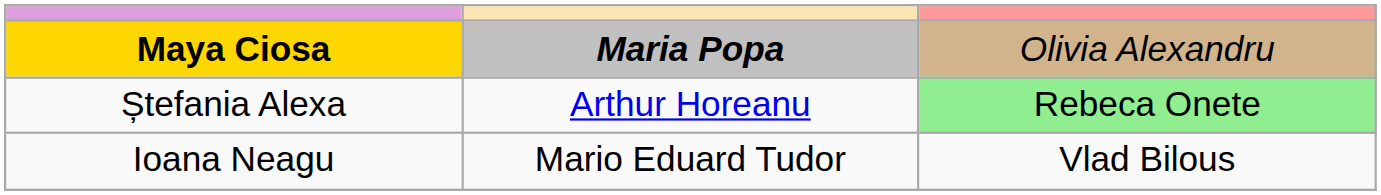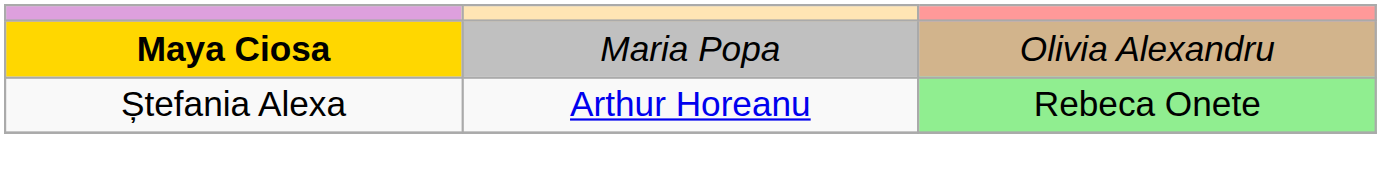(690, 48) bold -> (690, 48) normal
- row: (234, 160)
